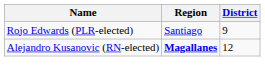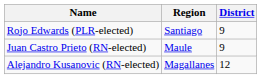+ row: (76, 47)
(191, 47) bold -> (189, 64) normal
